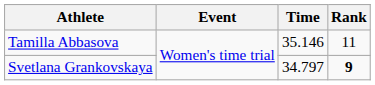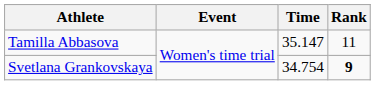(303, 42) 35.146 -> (303, 42) 35.147
(303, 67) 34.797 -> (303, 67) 34.754
